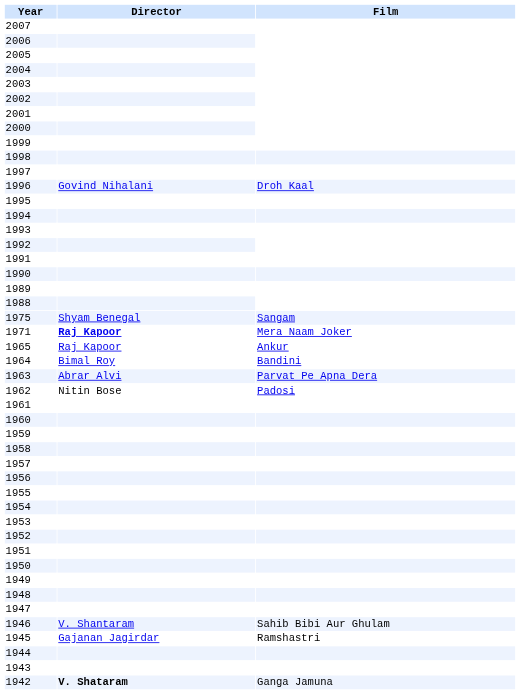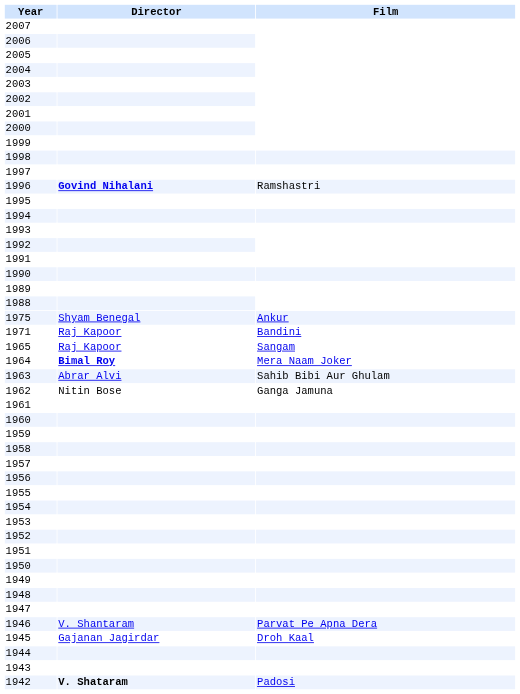(106, 187) normal -> (106, 187) bold
(286, 187) Droh Kaal -> (289, 187) Ramshastri
(276, 318) Sangam -> (273, 318) Ankur
(90, 332) bold -> (90, 332) normal
(304, 332) Mera Naam Joker -> (279, 332) Bandini
(273, 347) Ankur -> (276, 347) Sangam
(87, 362) normal -> (87, 362) bold
(279, 362) Bandini -> (304, 362) Mera Naam Joker
(317, 376) Parvat Pe Apna Dera -> (323, 376) Sahib Bibi Aur Ghulam
(276, 391) Padosi -> (295, 391) Ganga Jamuna
(323, 624) Sahib Bibi Aur Ghulam -> (317, 624) Parvat Pe Apna Dera
(289, 639) Ramshastri -> (286, 639) Droh Kaal
(295, 682) Ganga Jamuna -> (276, 682) Padosi
